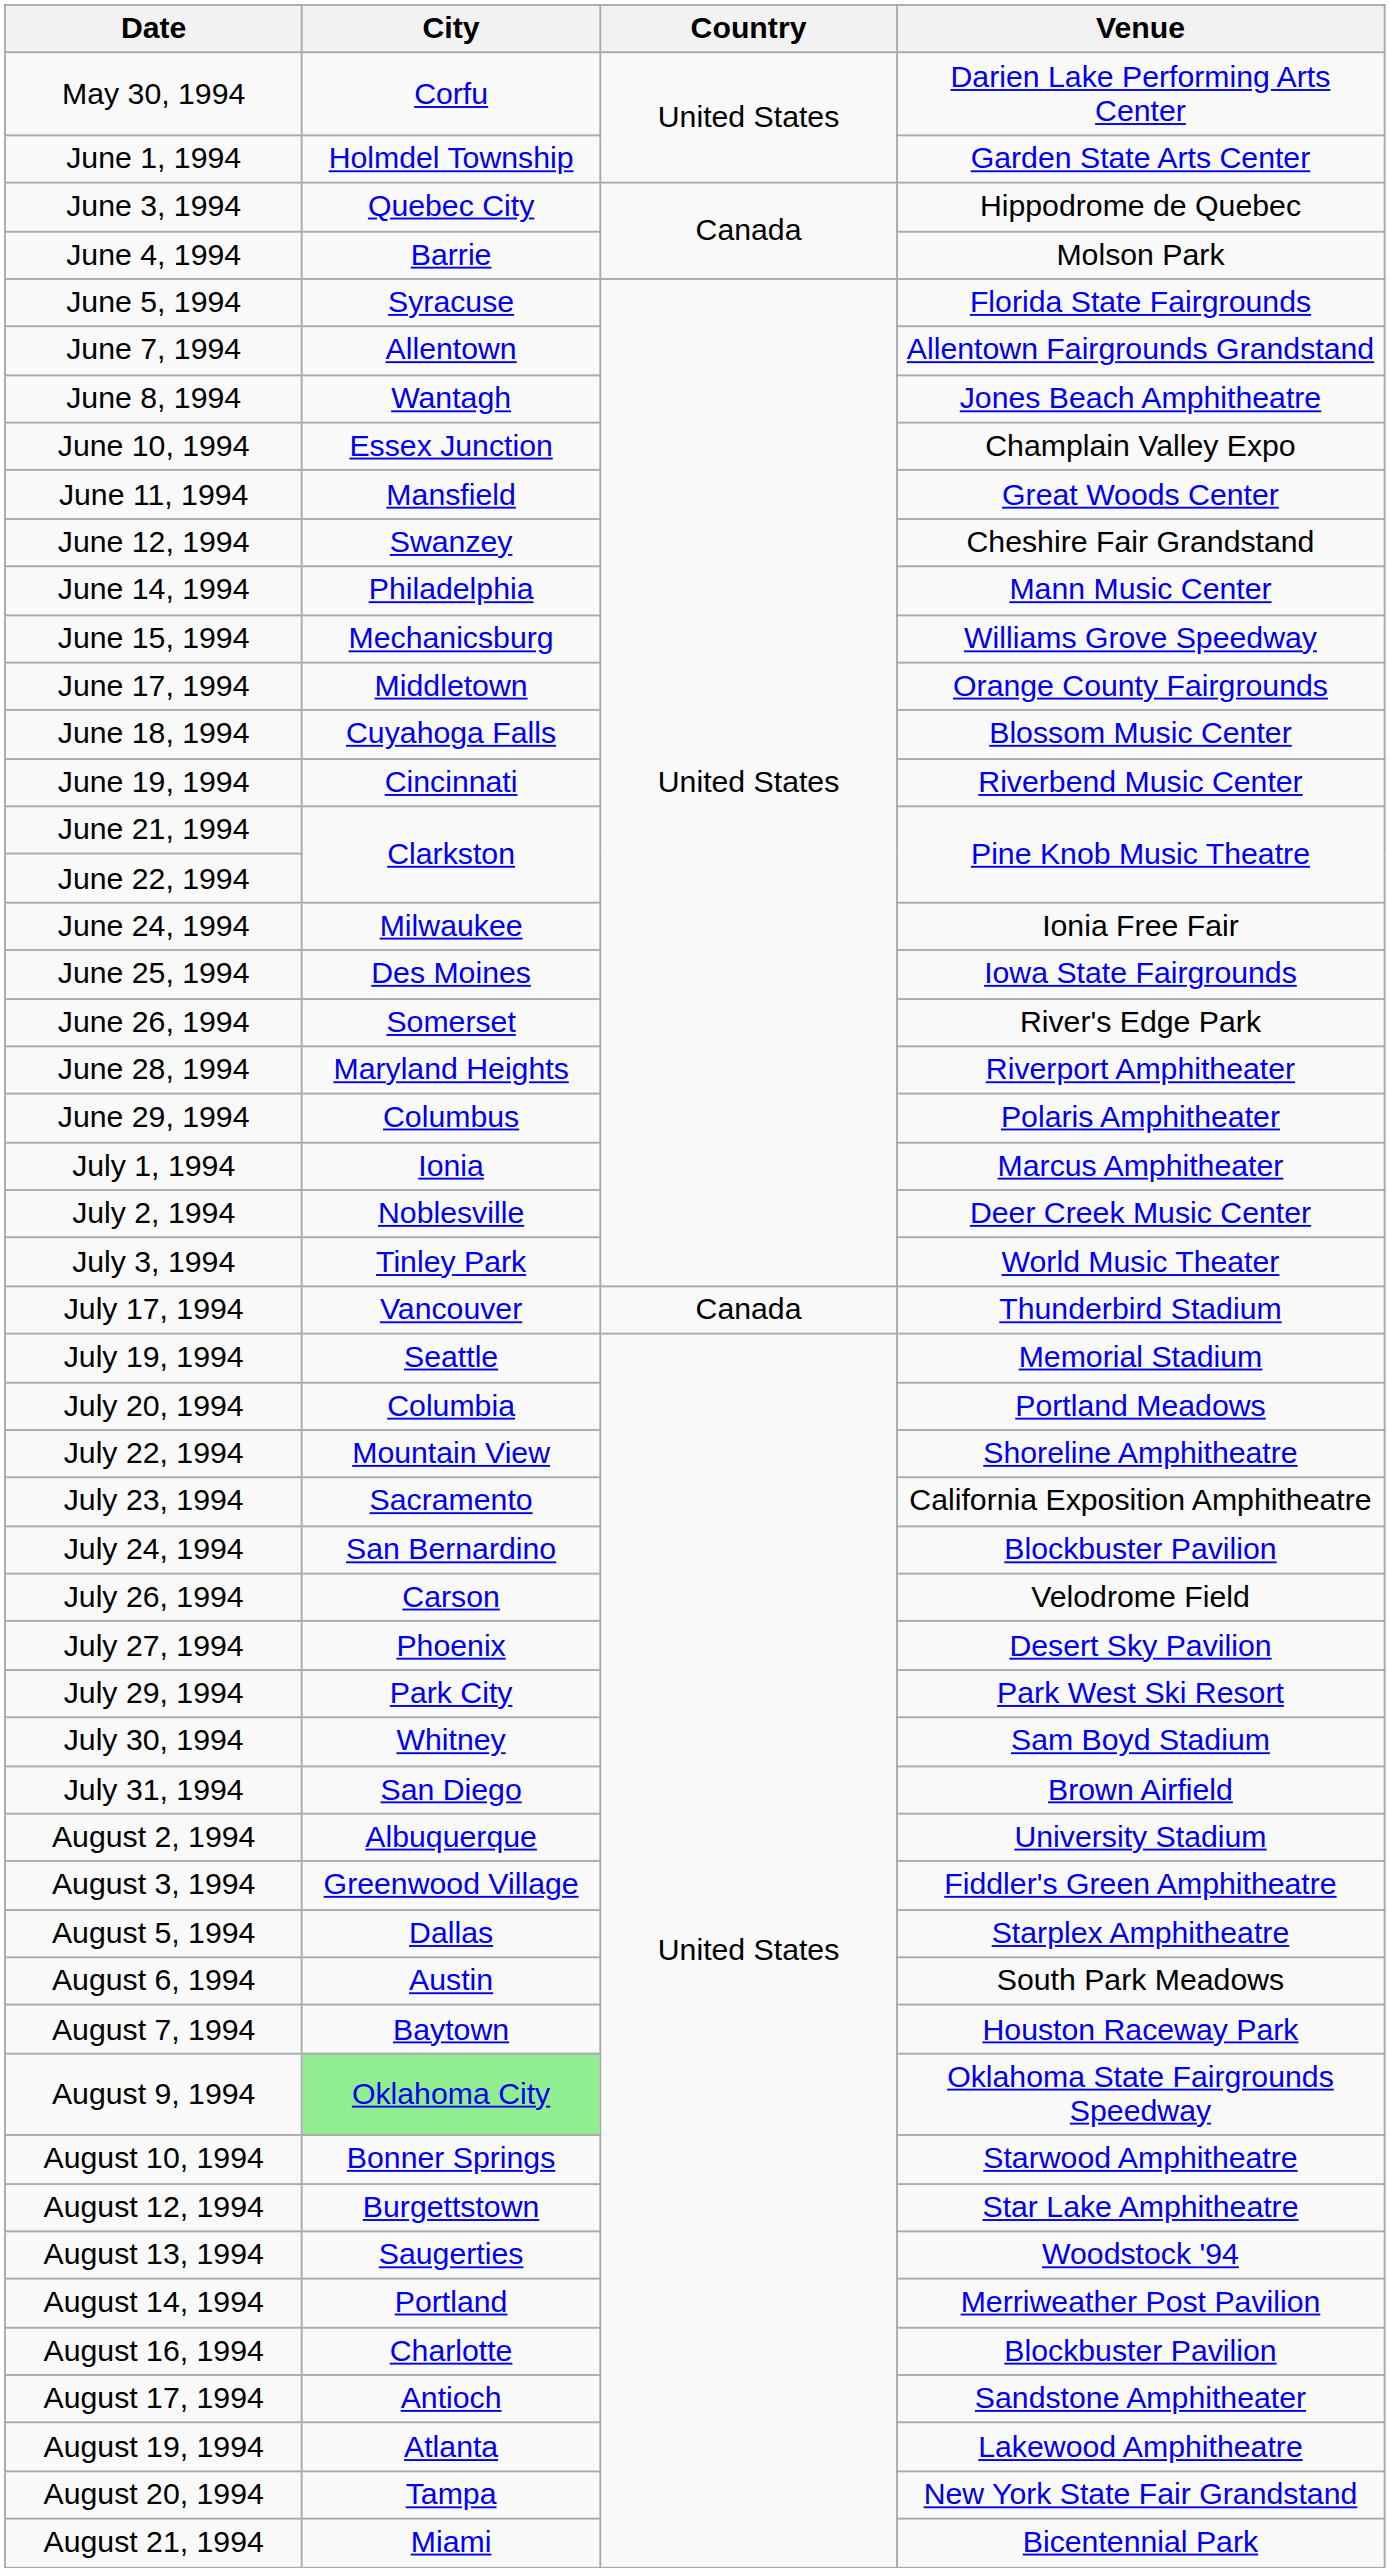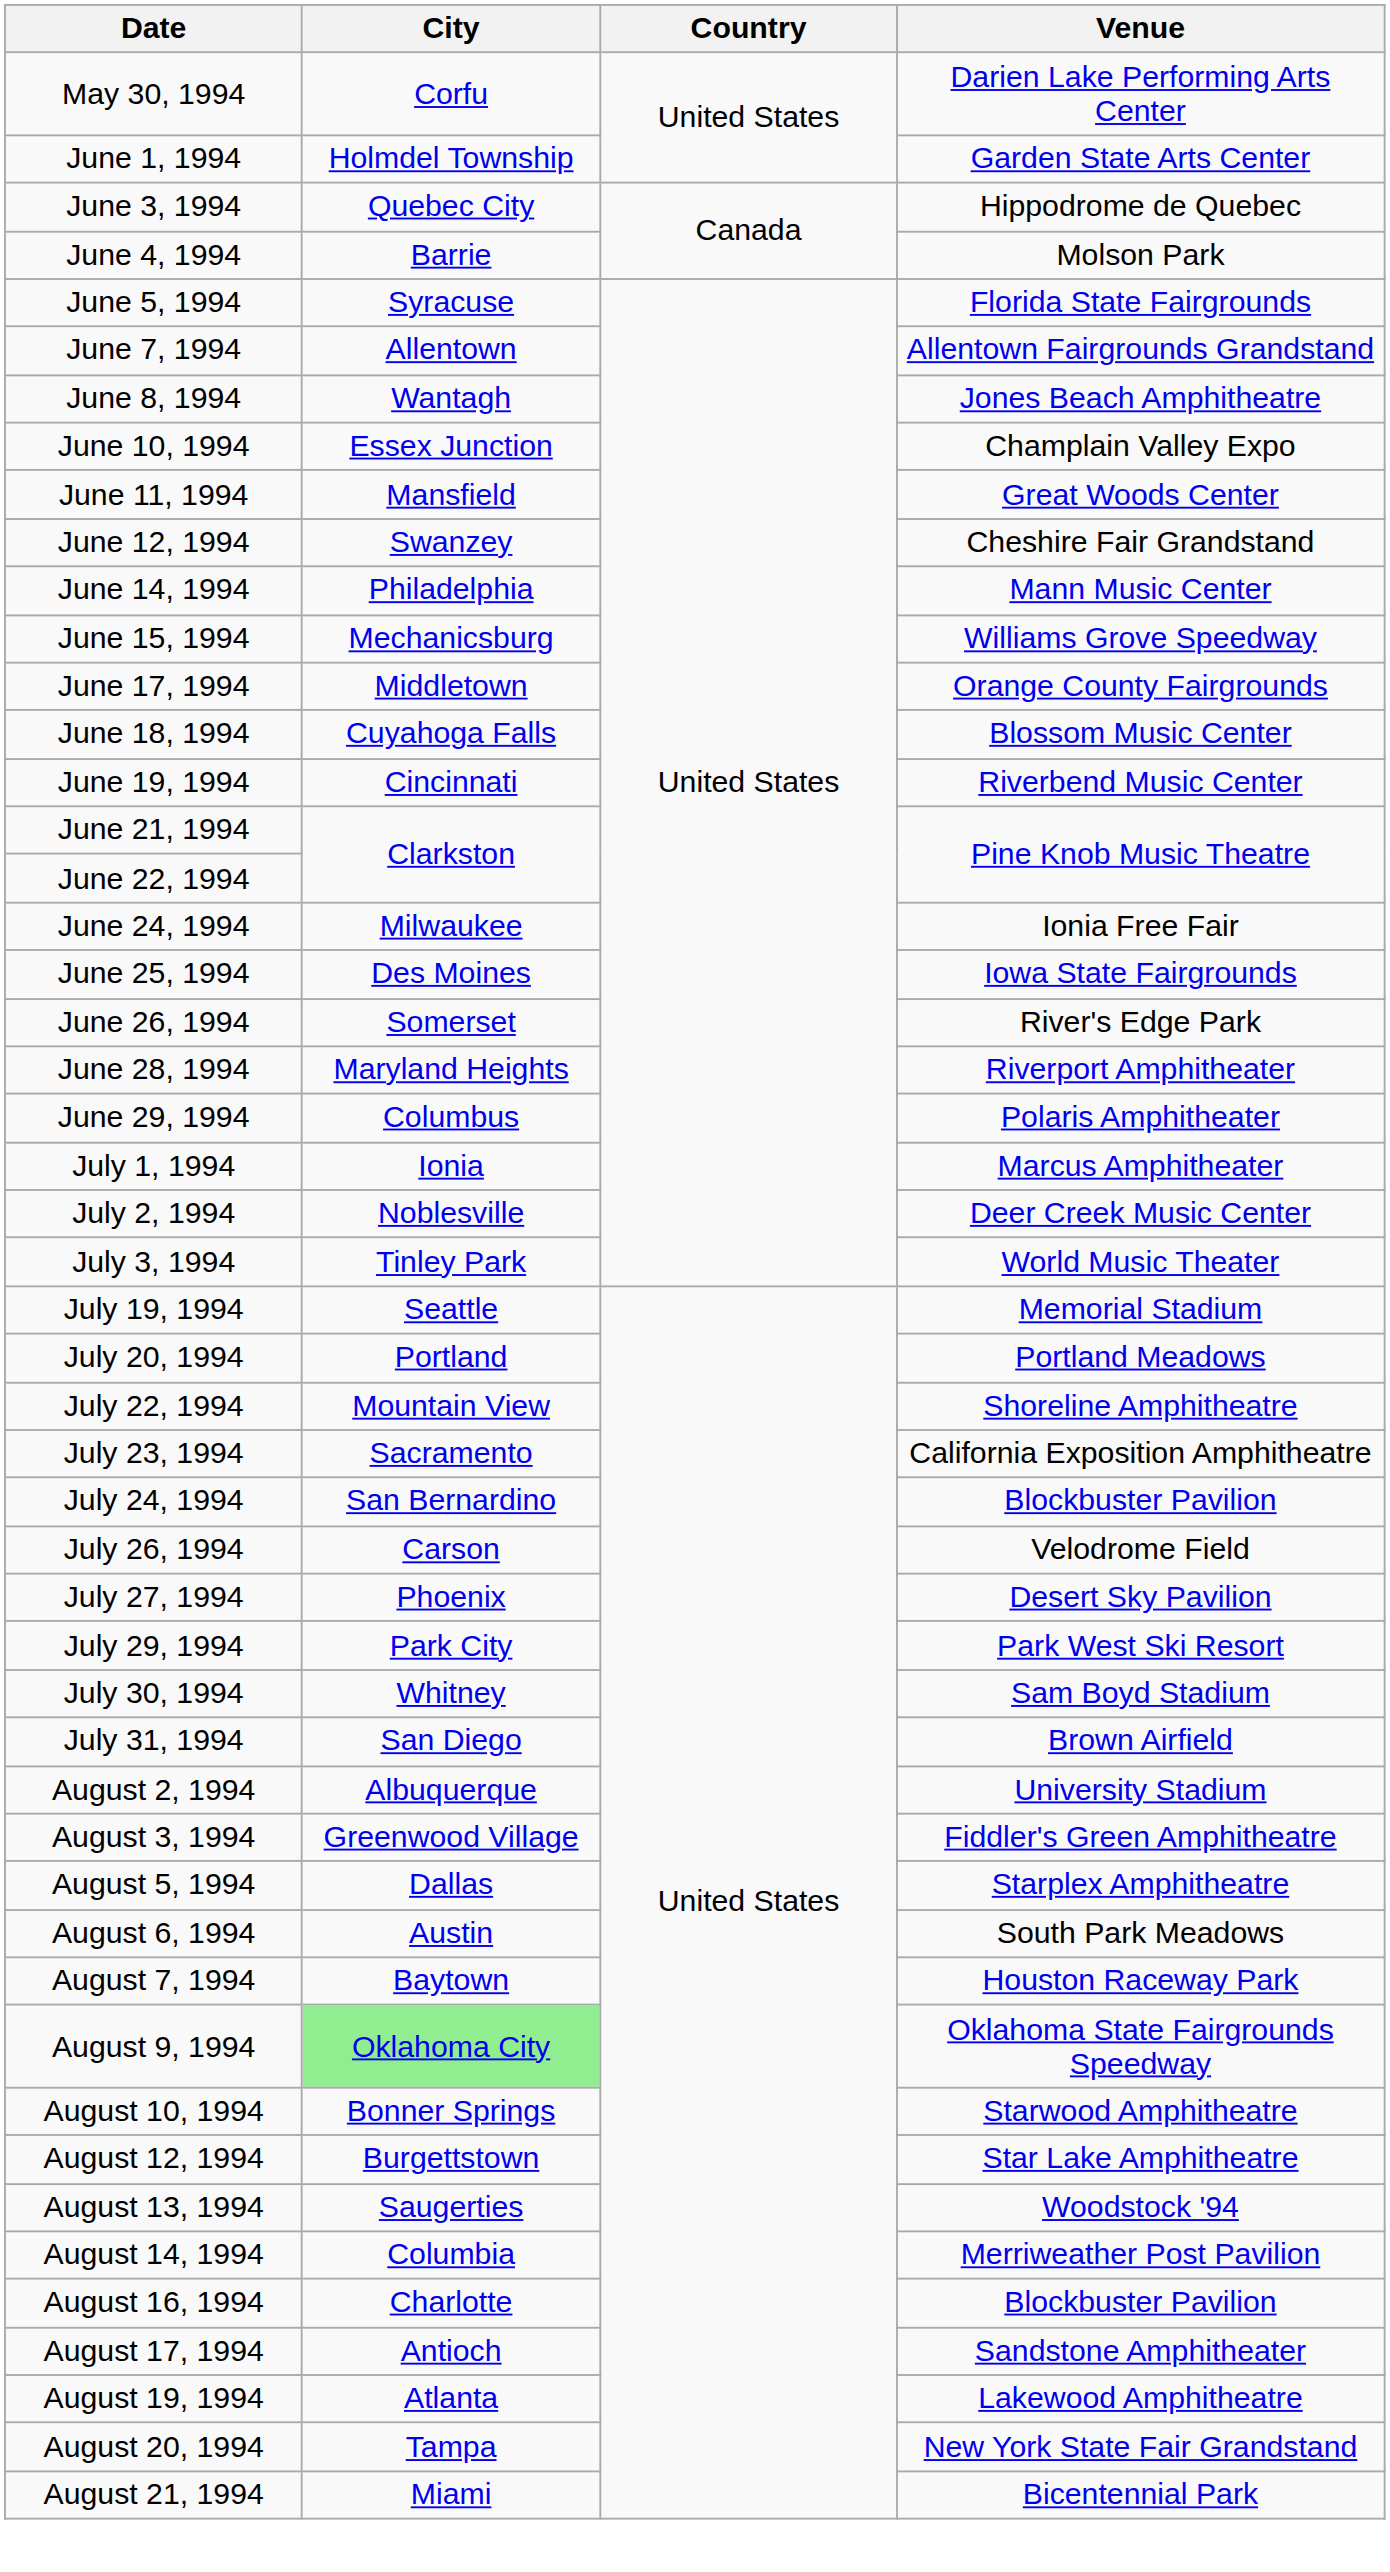- row: (154, 1309)
(451, 1405) Columbia -> (451, 1357) Portland
(451, 2302) Portland -> (451, 2254) Columbia
